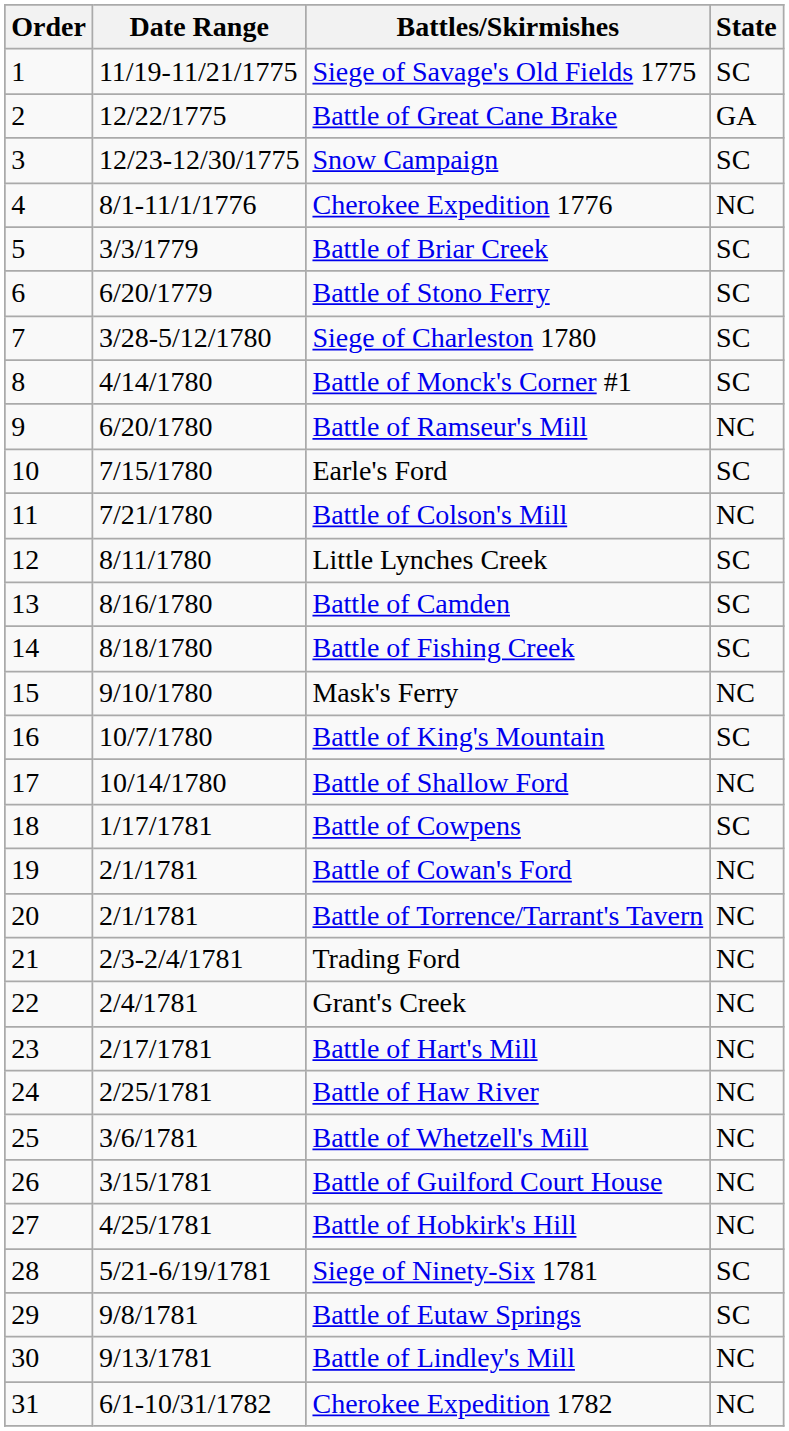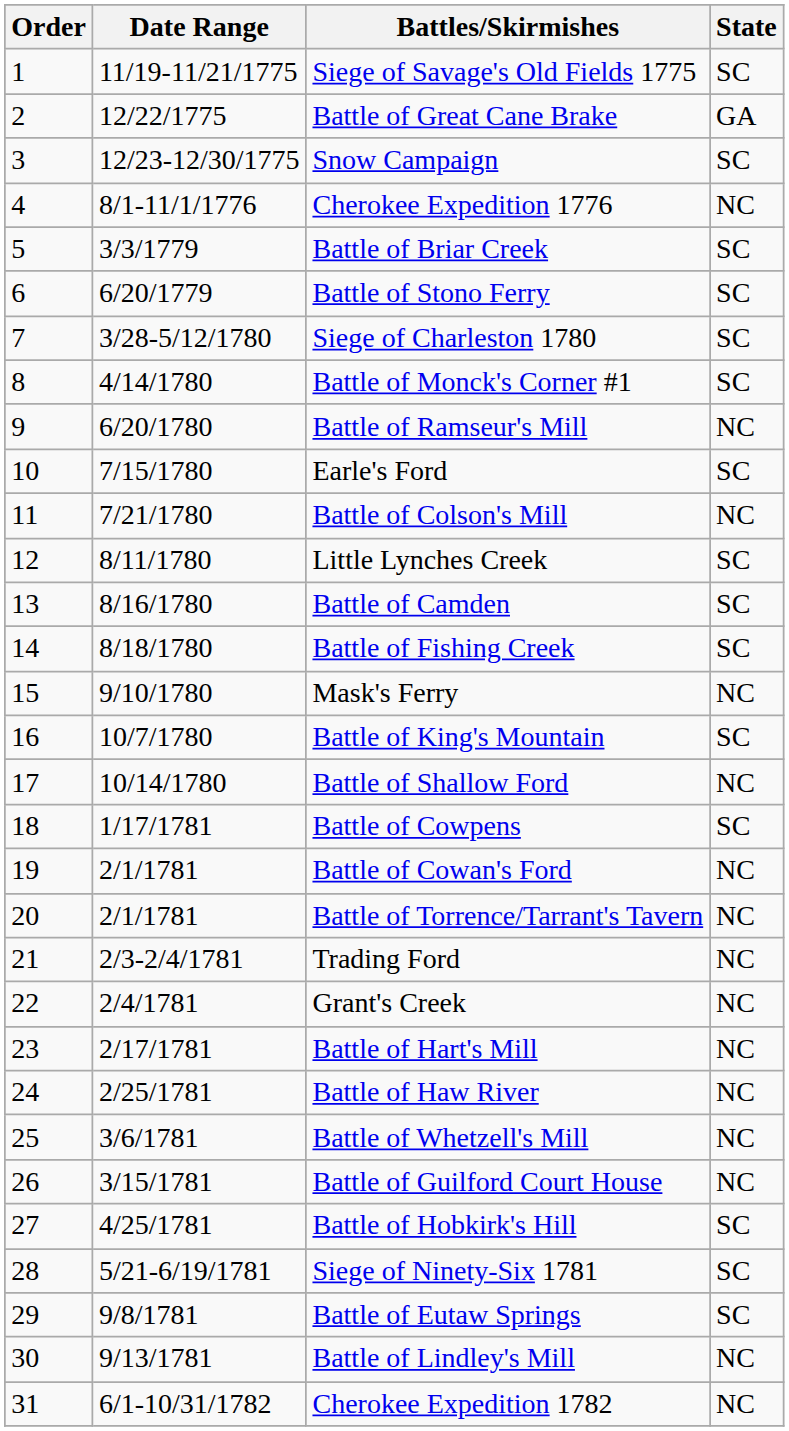(736, 1225) NC -> (733, 1225) SC
